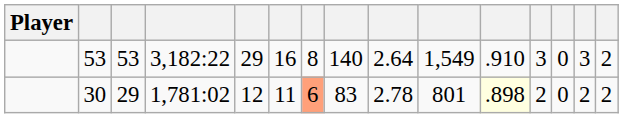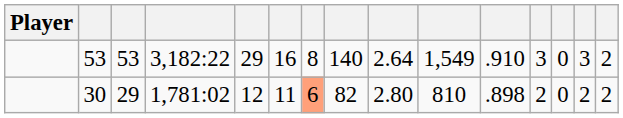(346, 94) 83 -> (346, 94) 82
(393, 94) 2.78 -> (393, 94) 2.80
(449, 94) 801 -> (449, 94) 810
(505, 94) lightyellow background -> (505, 94) no background
